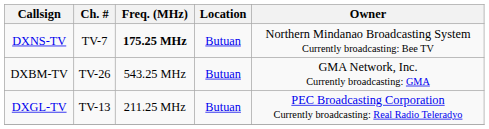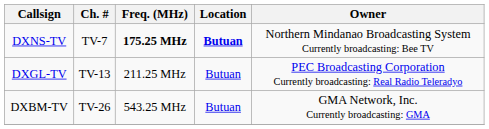(223, 40) normal -> (223, 40) bold
rows swapped: (39, 107) <-> (39, 74)
